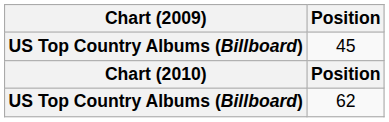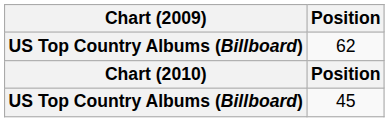rows swapped: (346, 46) <-> (346, 102)
